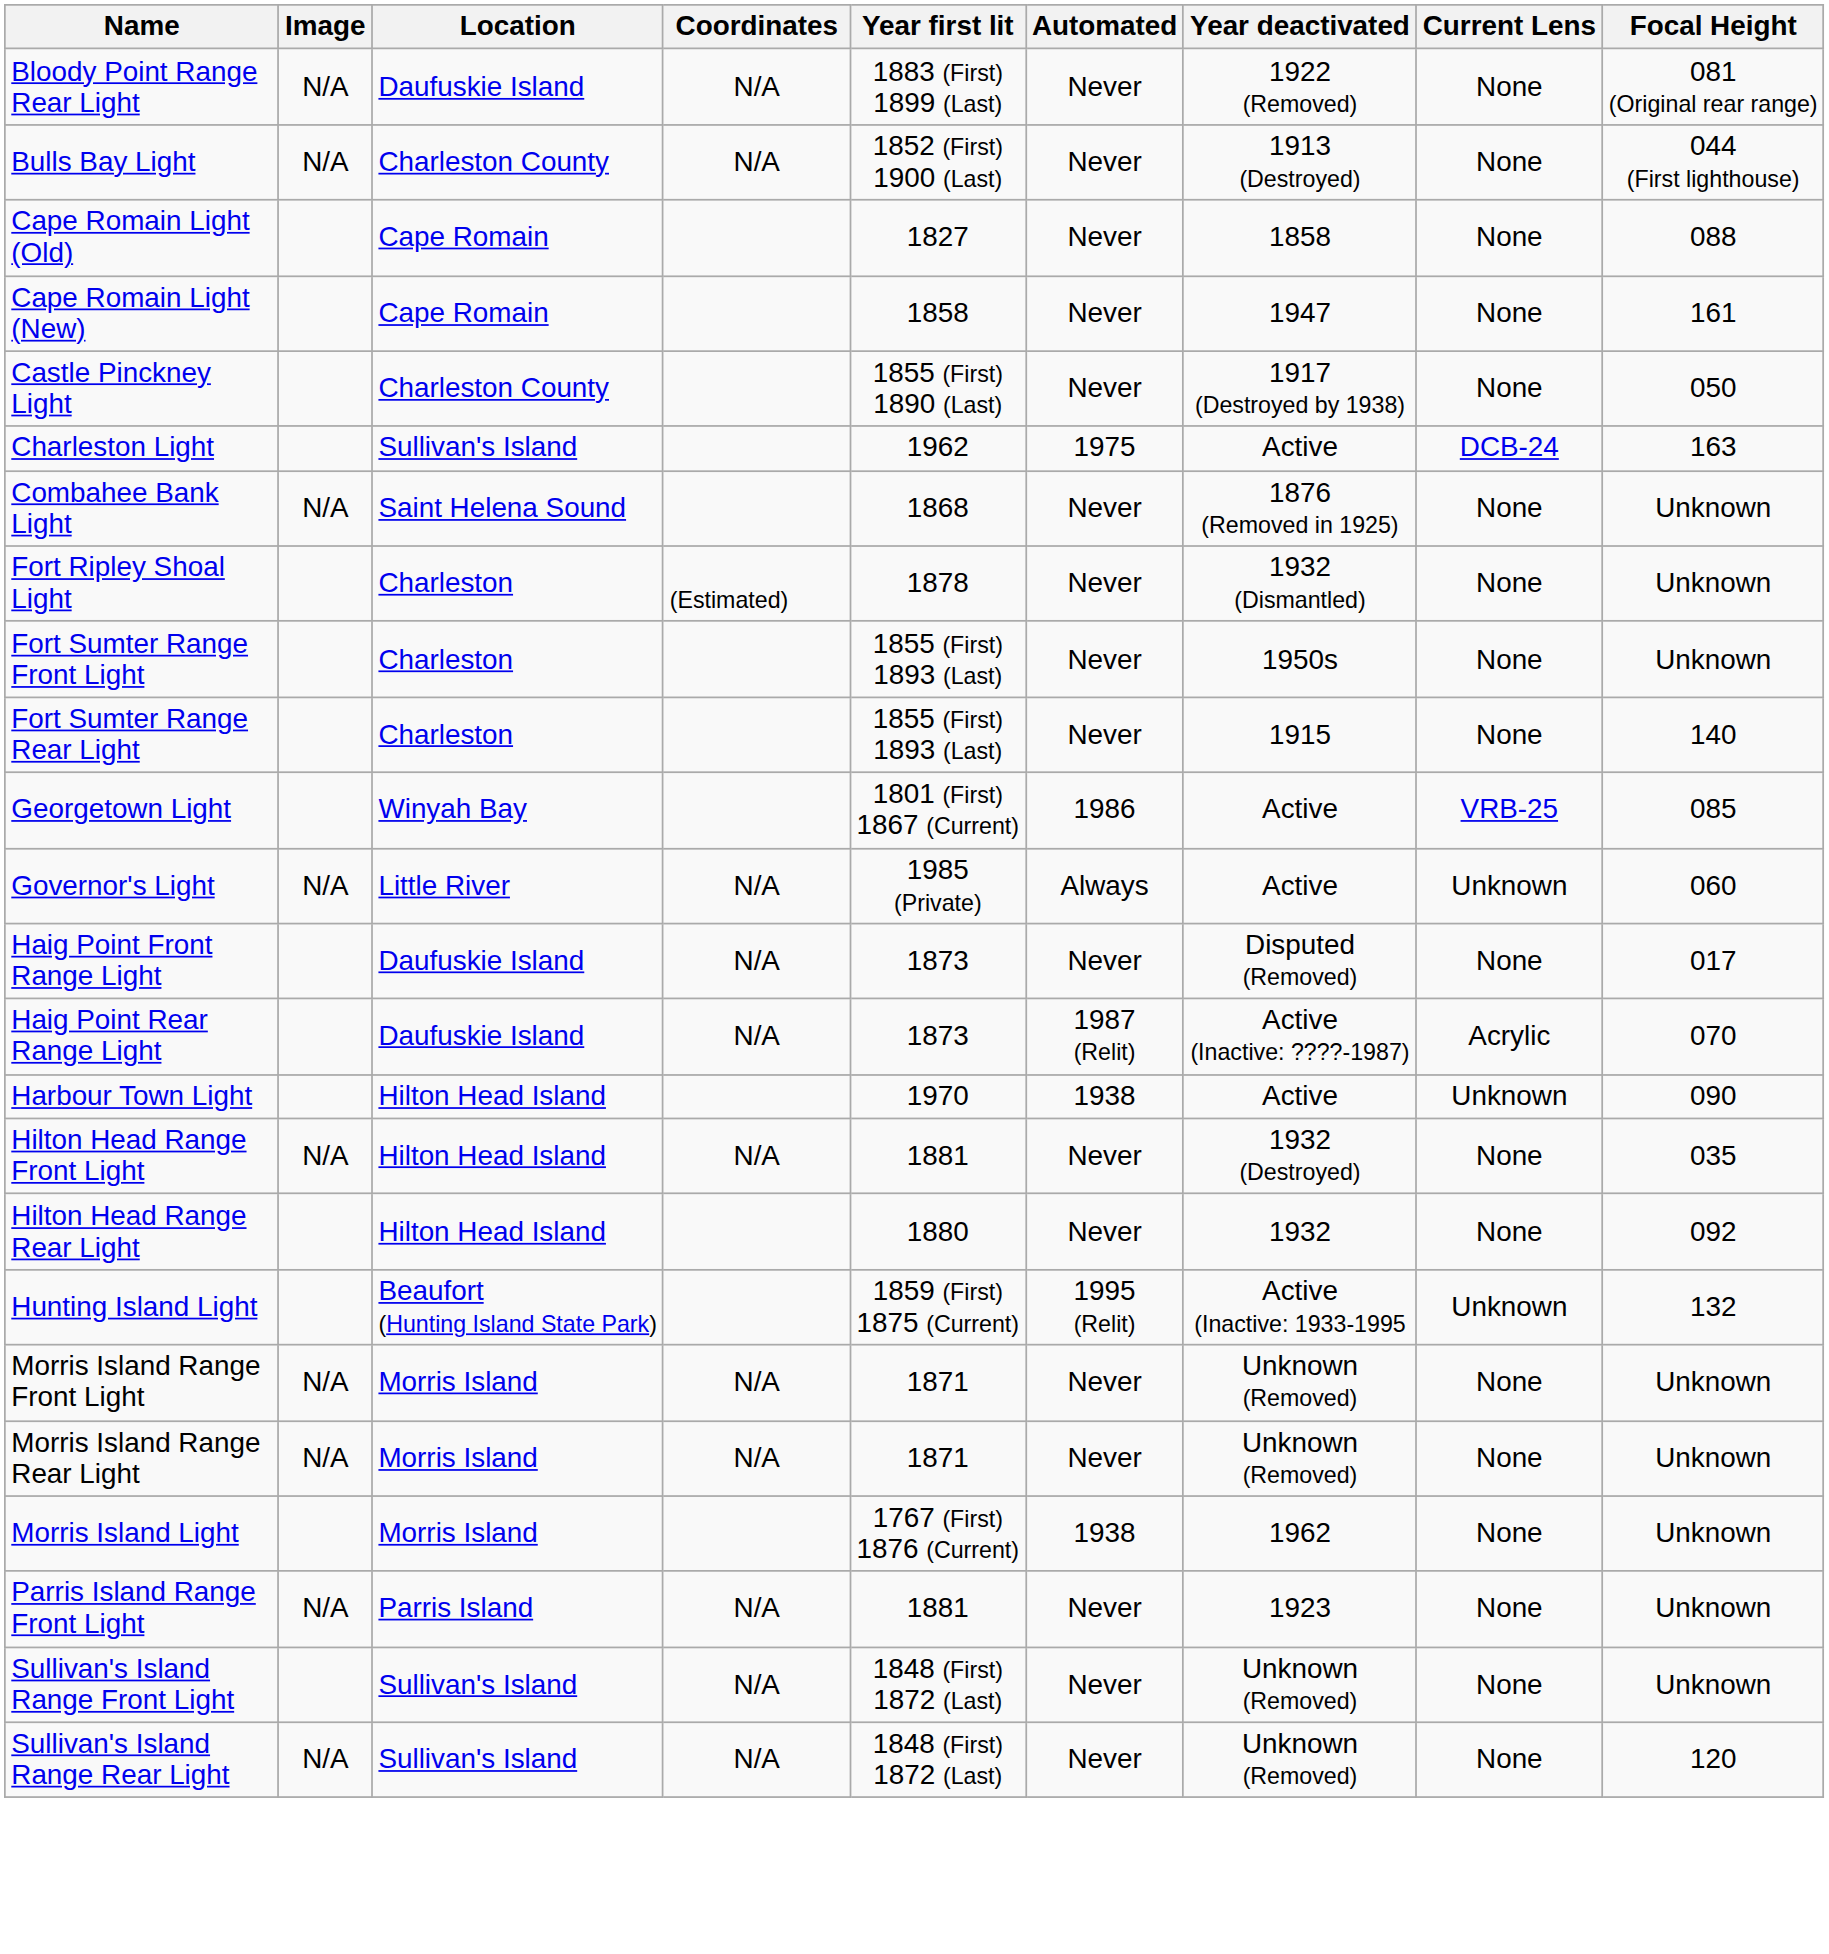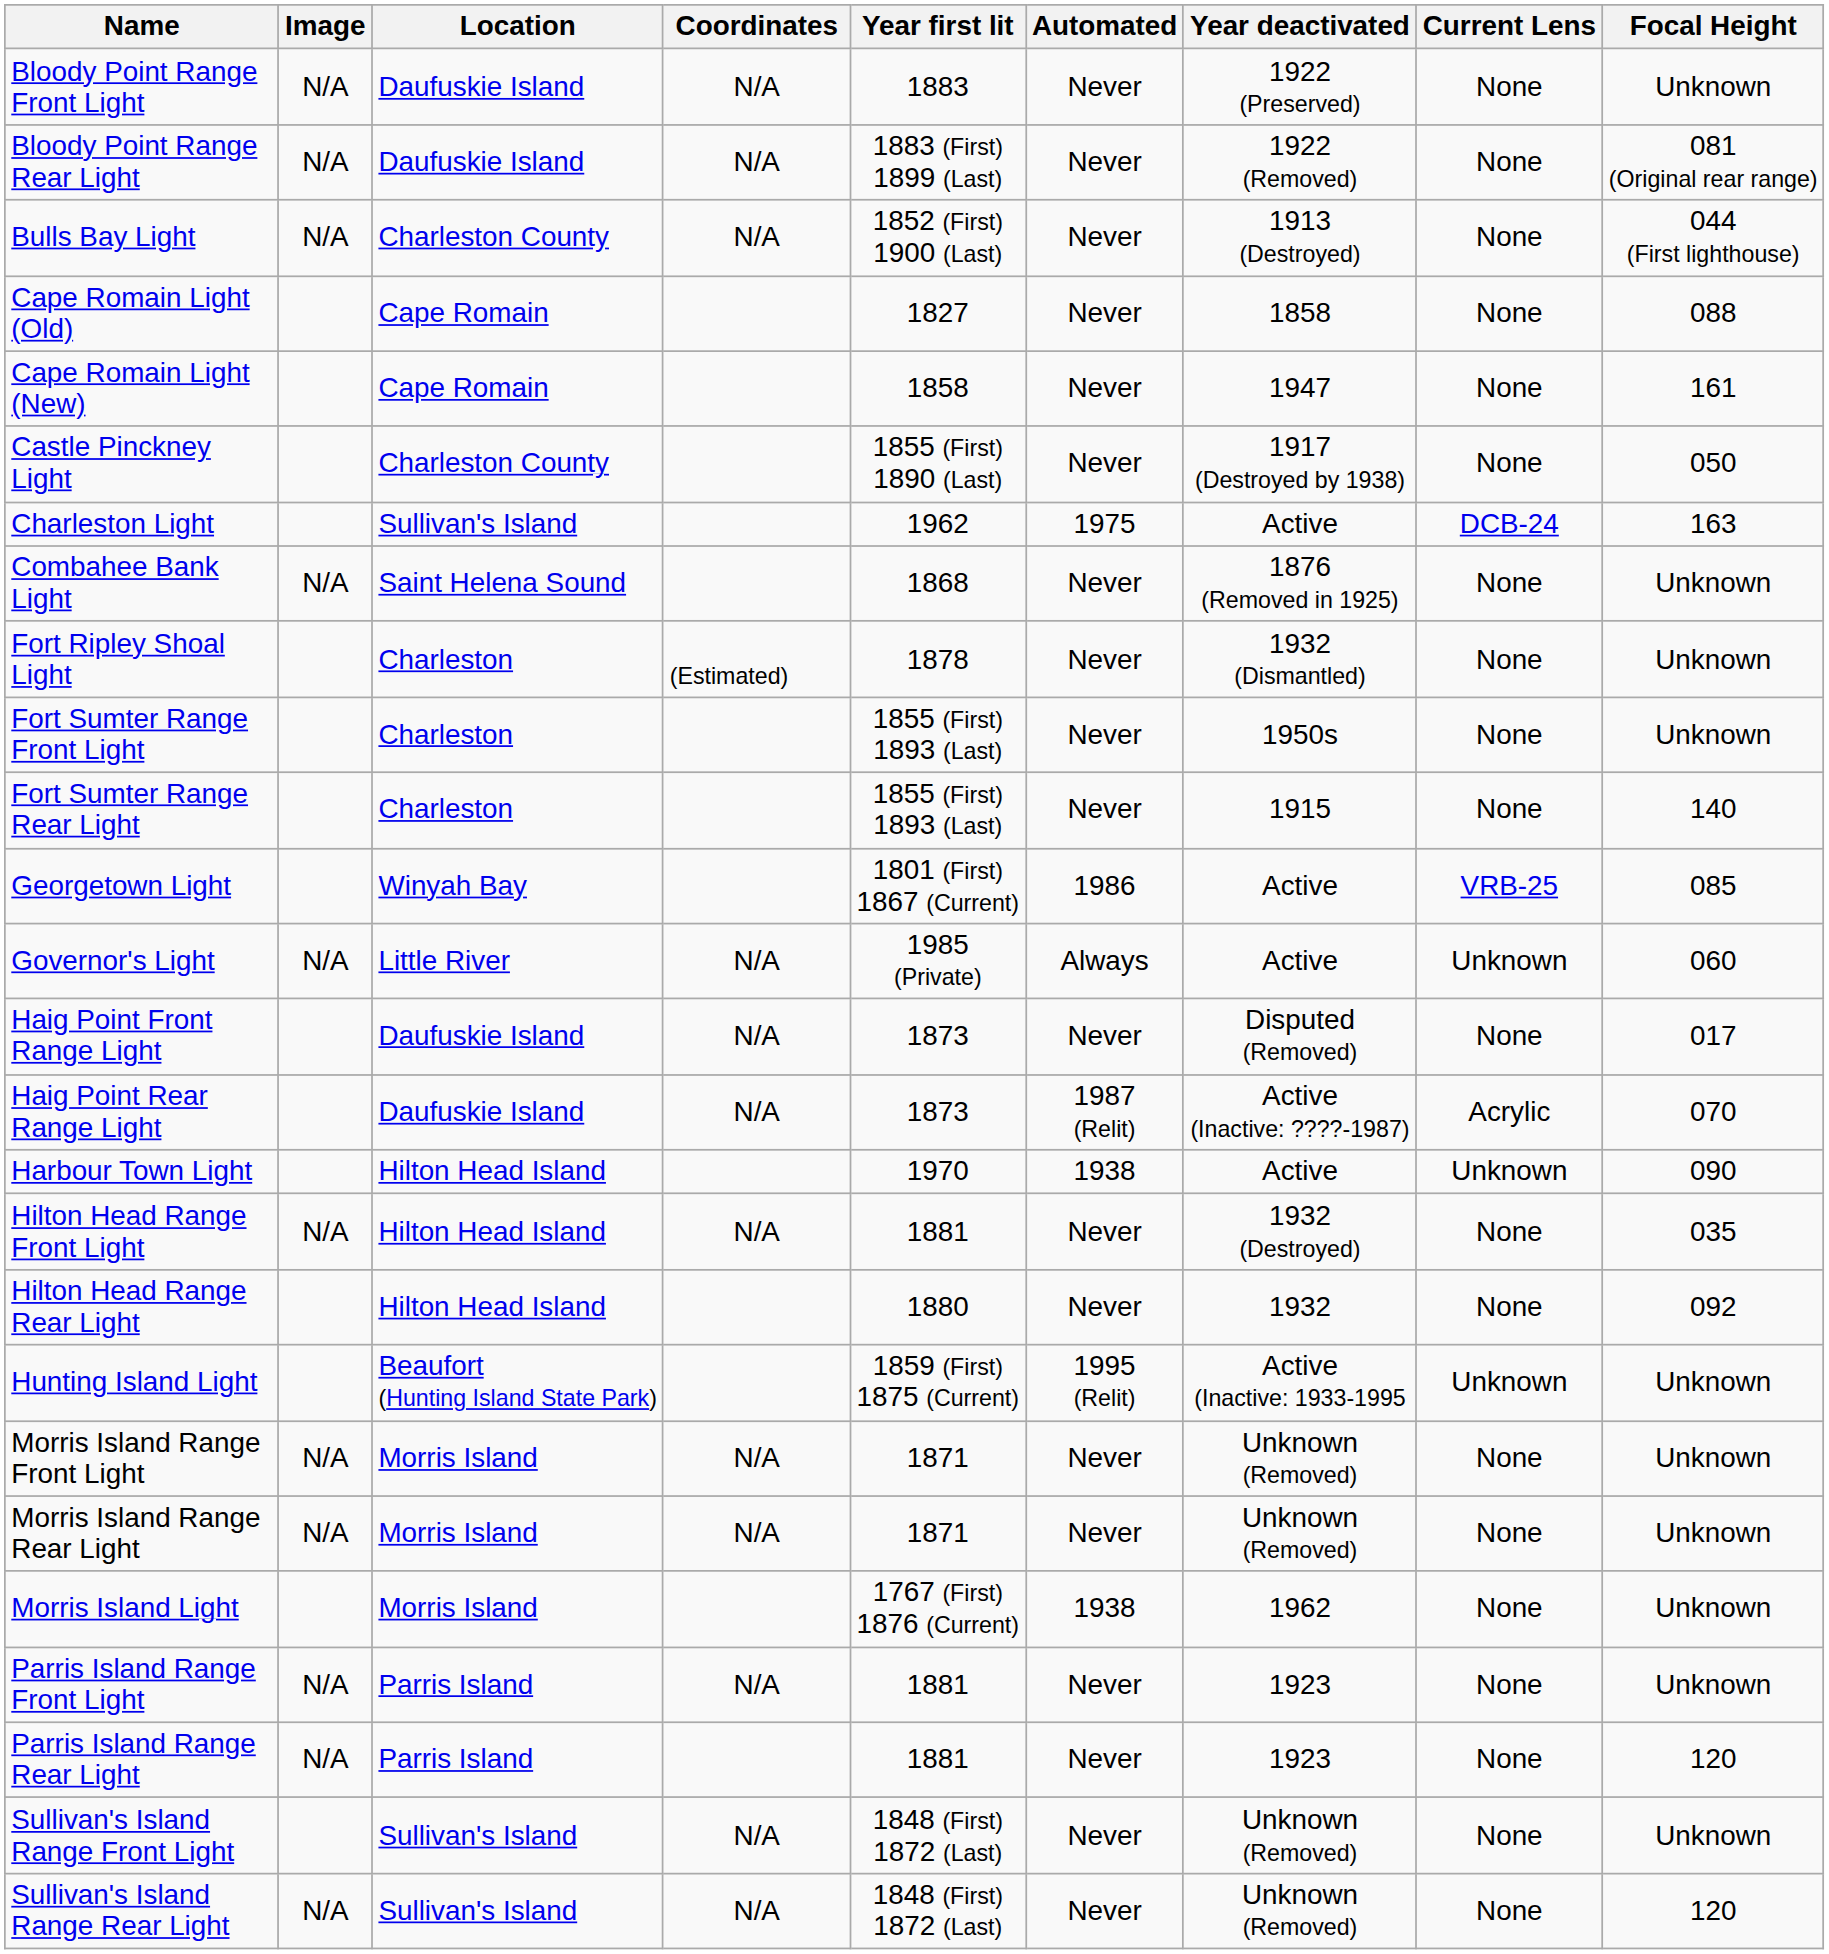+ row: (134, 86)
(1713, 1306) 132 -> (1713, 1382) Unknown
+ row: (134, 1759)
